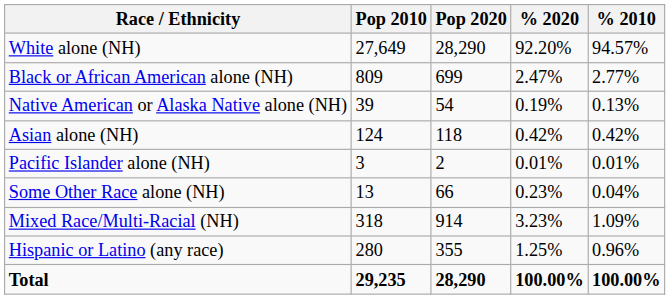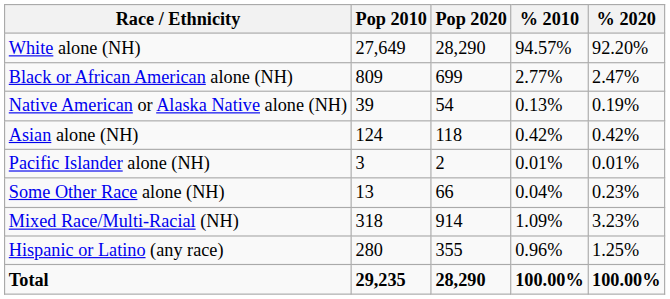columns swapped: (626, 18) <-> (549, 18)
